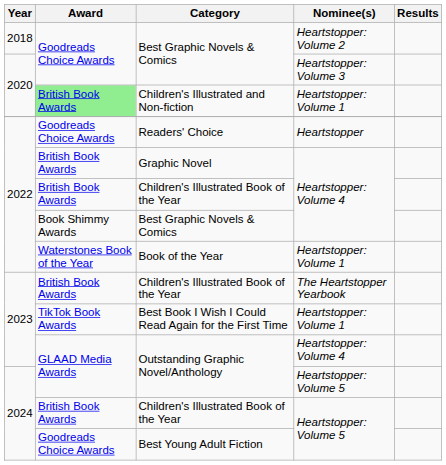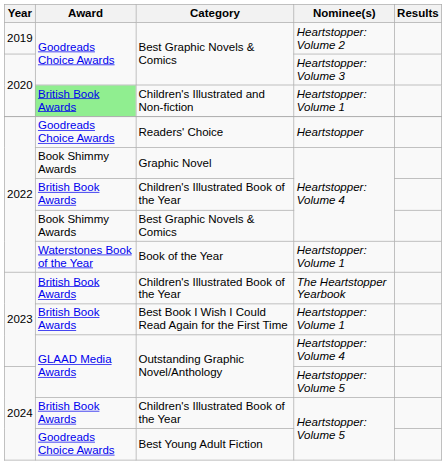(20, 38) 2018 -> (20, 38) 2019
(69, 163) British Book Awards -> (73, 163) Book Shimmy Awards
(69, 319) TikTok Book Awards -> (69, 319) British Book Awards
